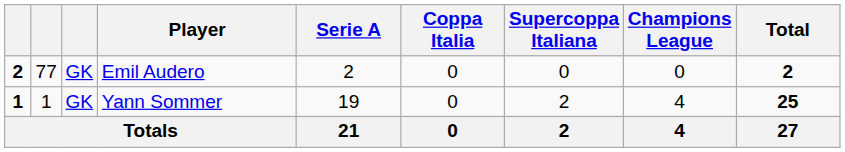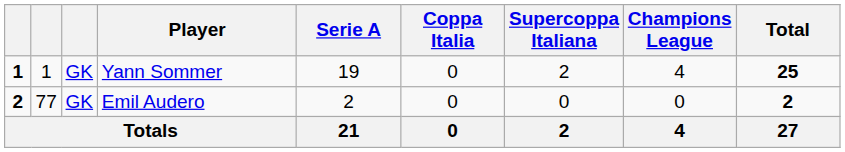rows swapped: (162, 101) <-> (153, 71)
